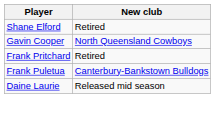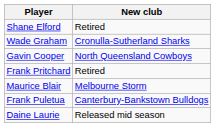+ row: (37, 42)
+ row: (34, 86)
